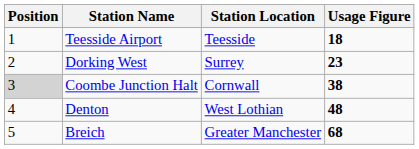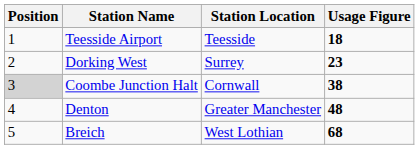(244, 109) West Lothian -> (263, 109) Greater Manchester
(263, 132) Greater Manchester -> (244, 132) West Lothian
